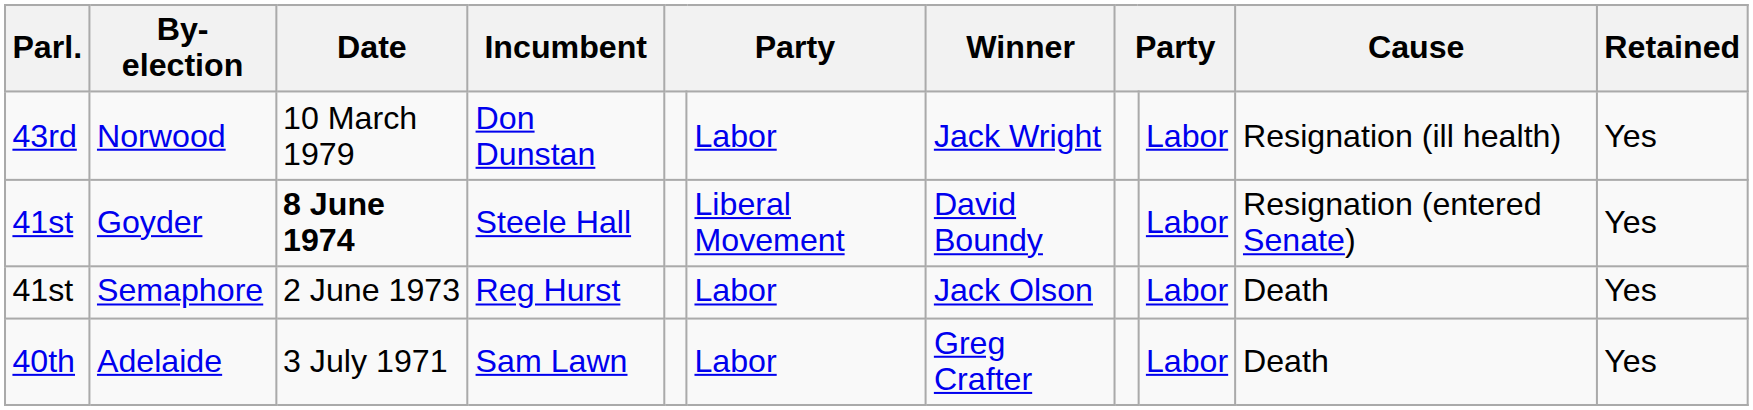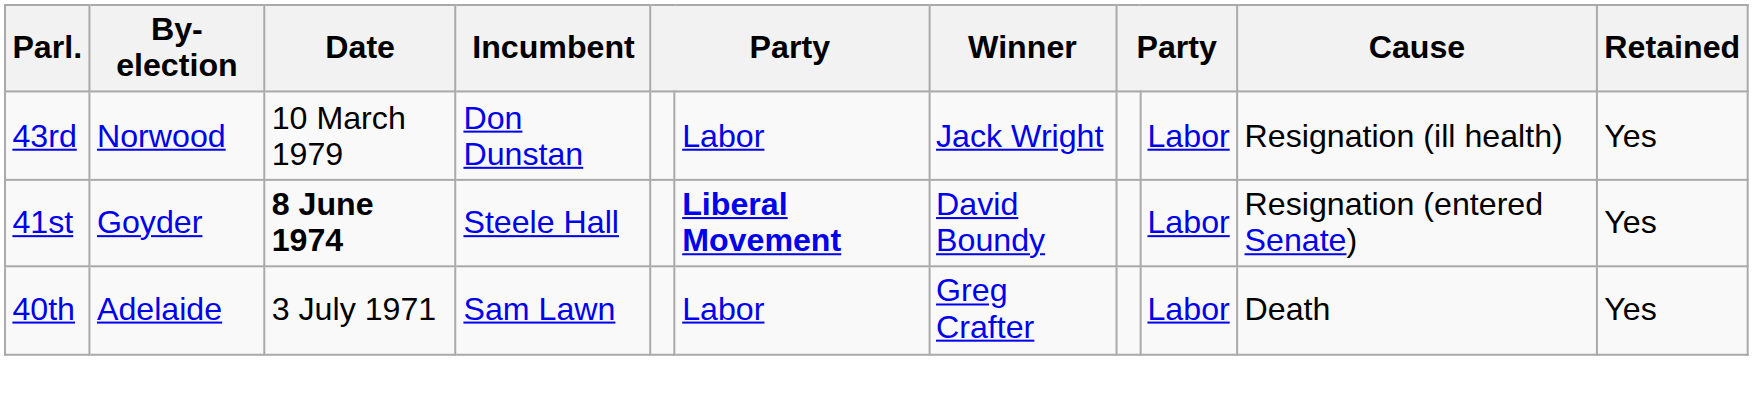(770, 222) normal -> (762, 222) bold
- row: (180, 291)
